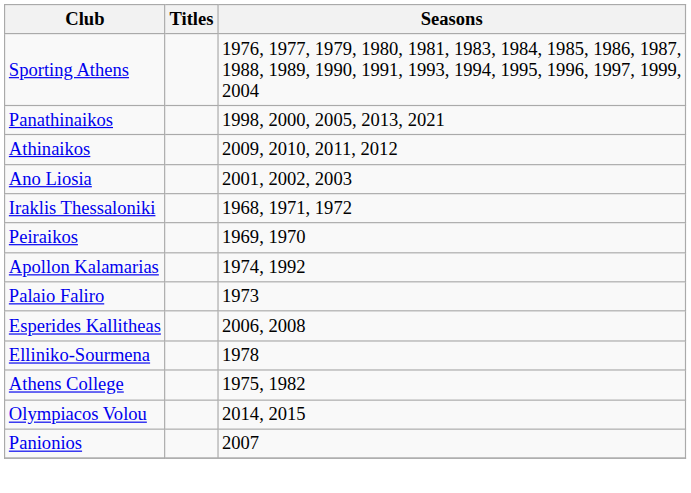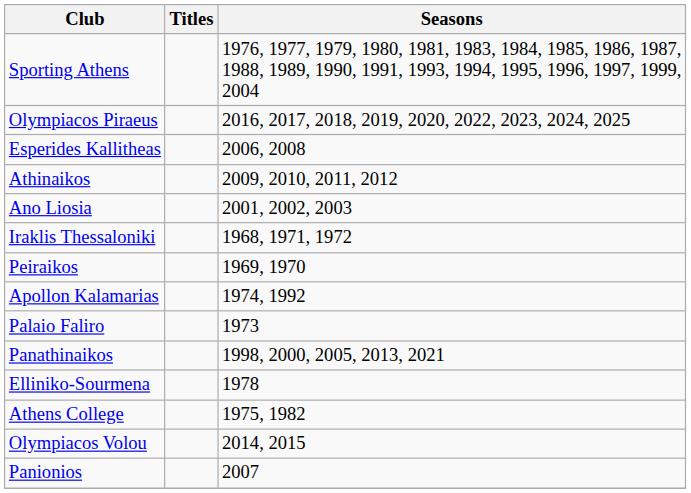+ row: (83, 119)
rows swapped: (61, 119) <-> (85, 325)
